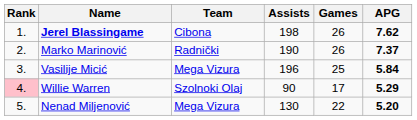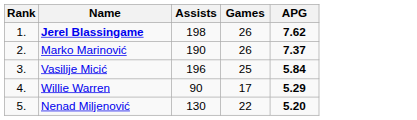- column: (218, 13)
(21, 87) pink background -> (21, 87) no background
